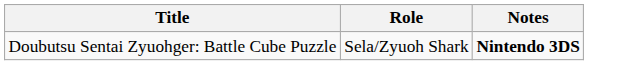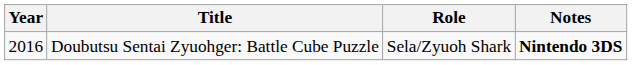+ column: (26, 18)
